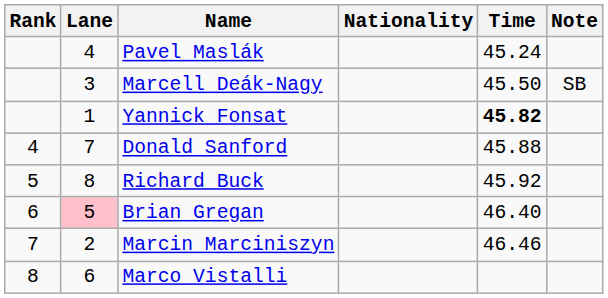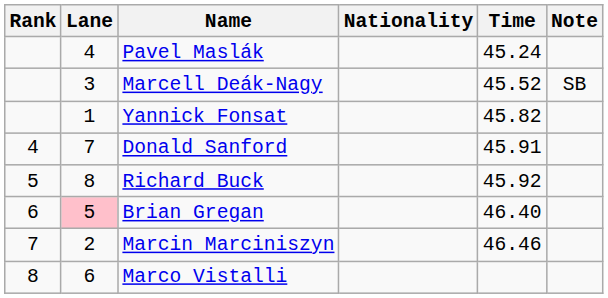(512, 85) 45.50 -> (512, 85) 45.52
(512, 117) bold -> (512, 117) normal
(512, 149) 45.88 -> (512, 149) 45.91
